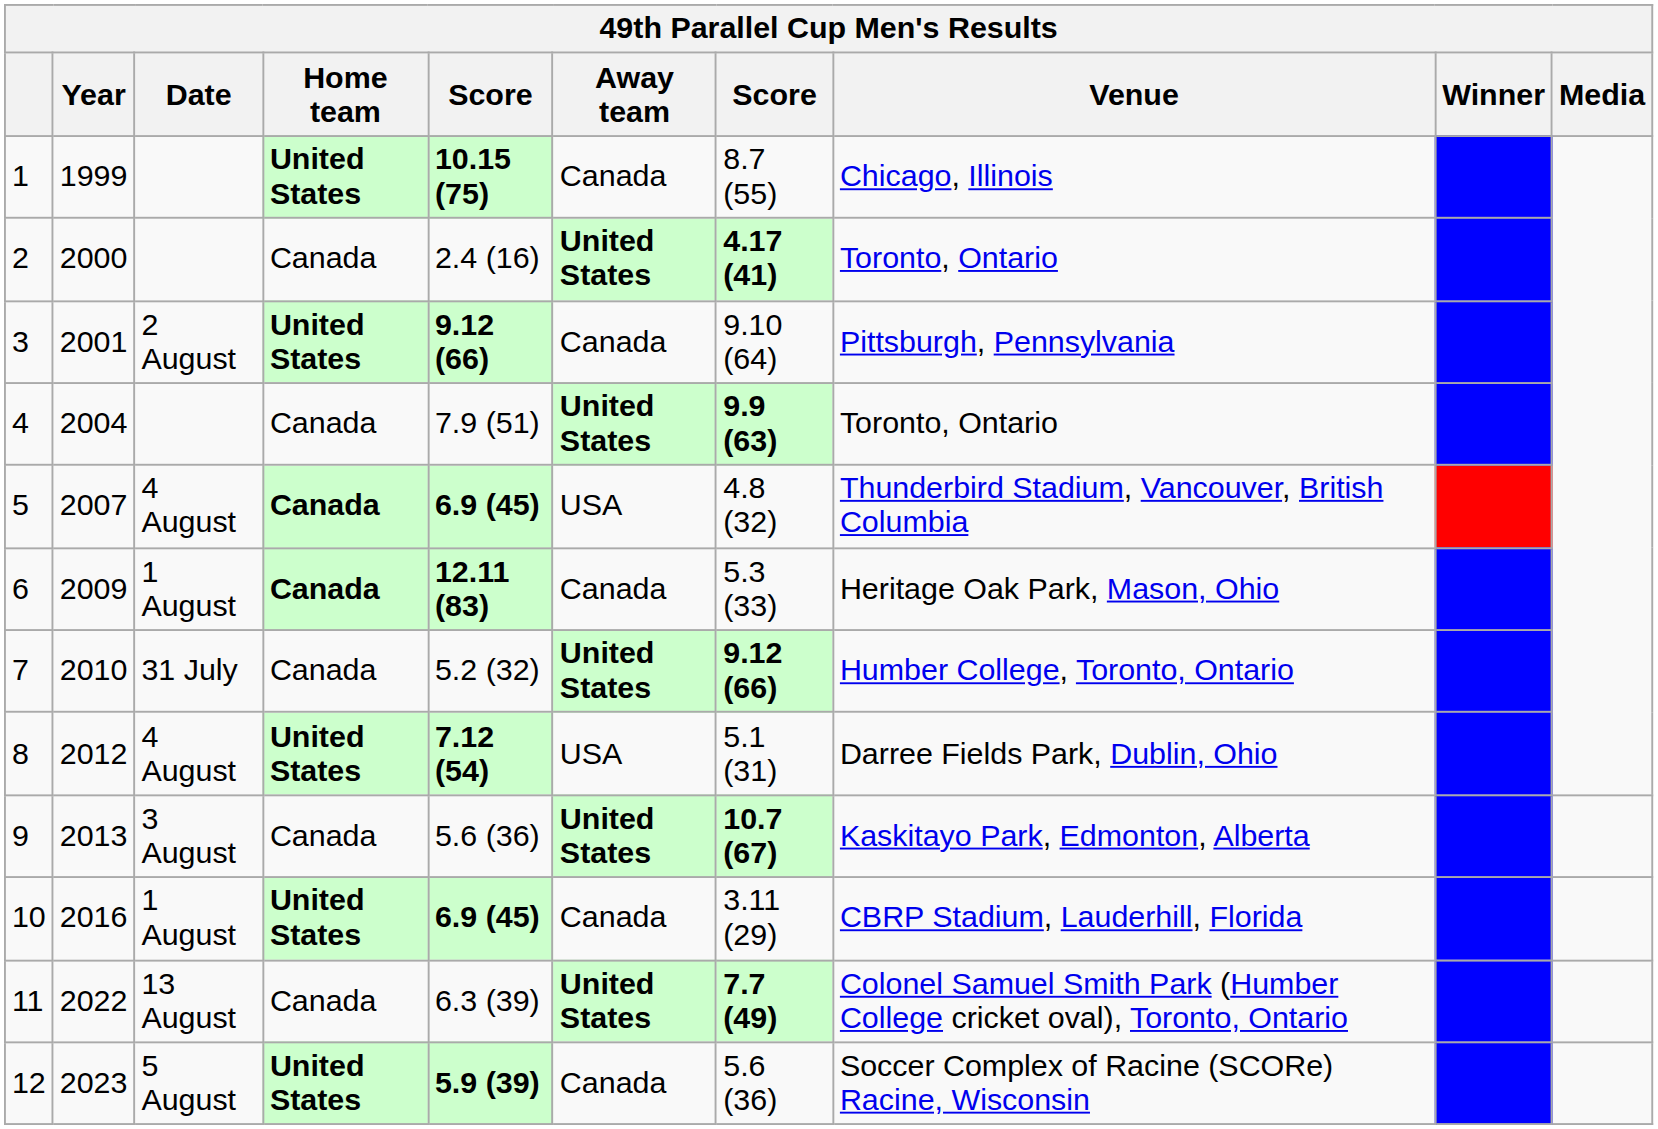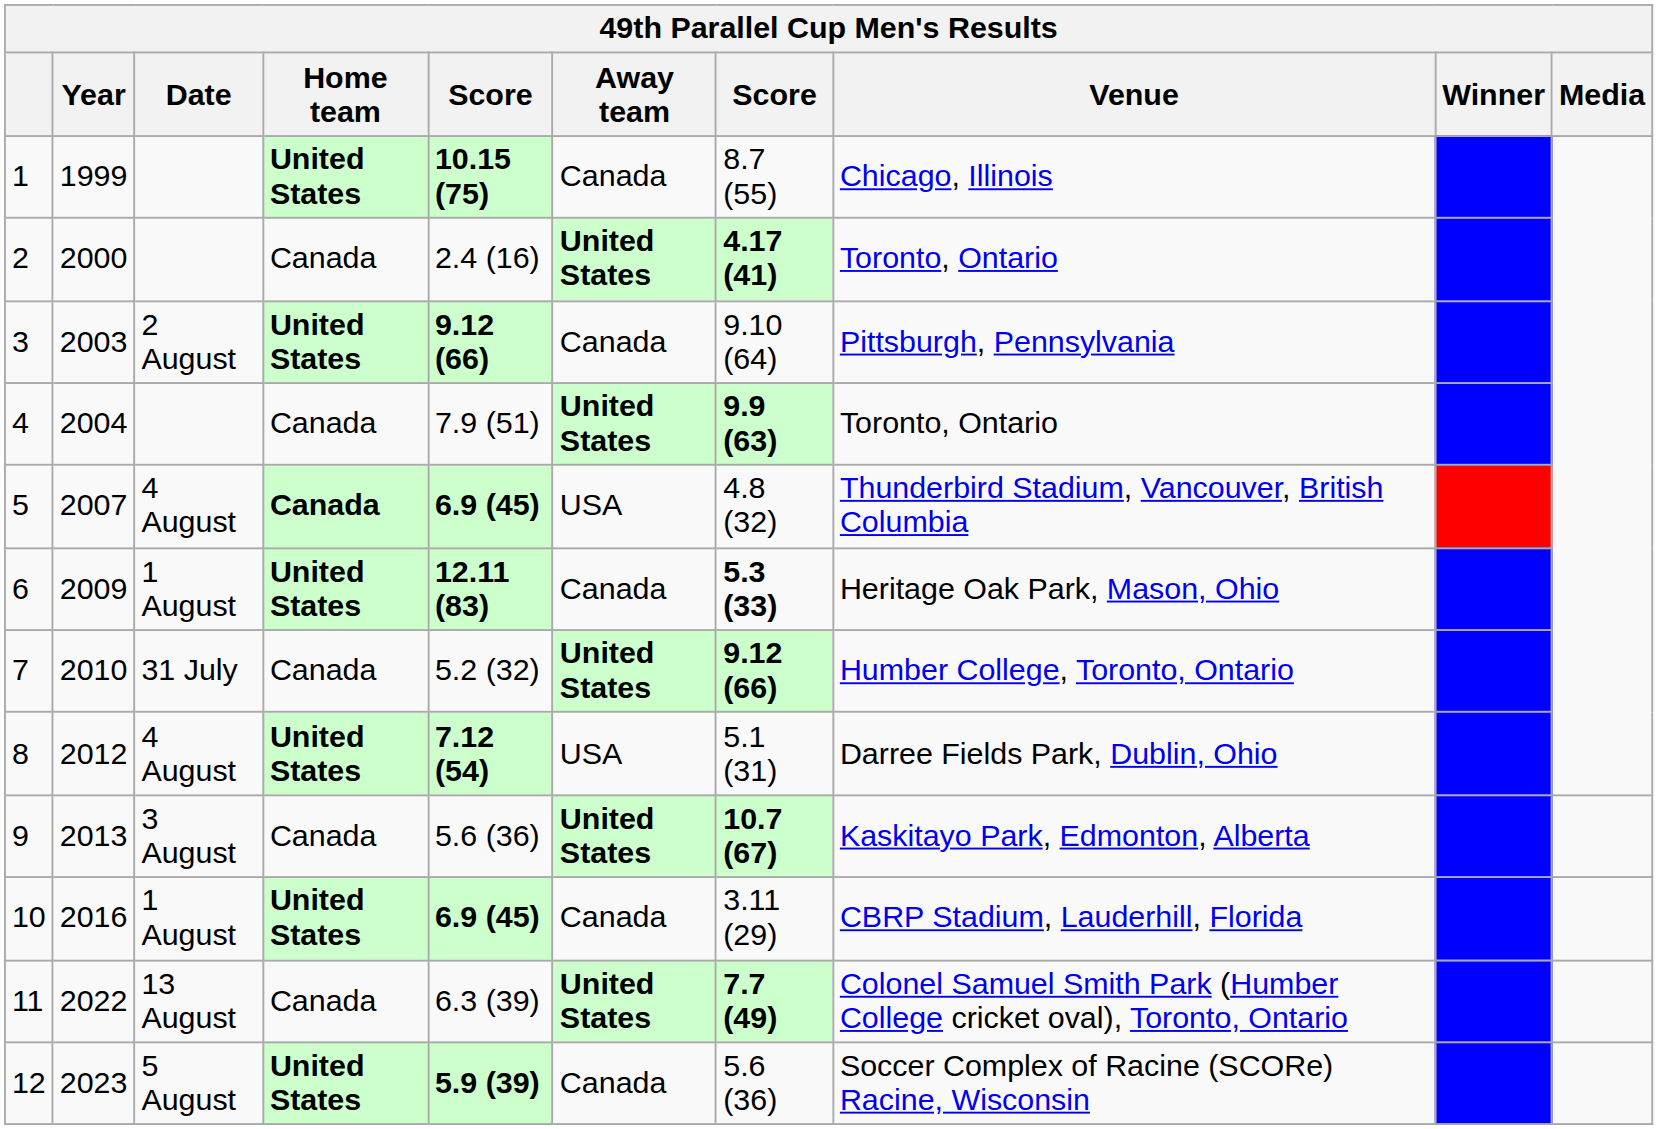(94, 341) 2001 -> (94, 341) 2003
(325, 588) Canada -> (317, 588) United States
(750, 588) normal -> (750, 588) bold
